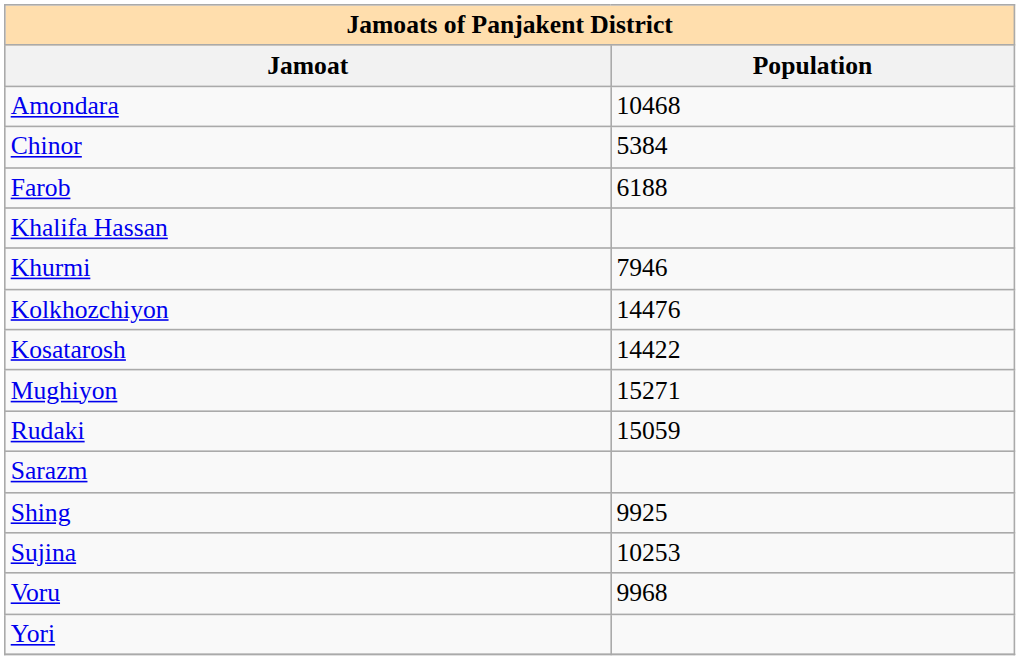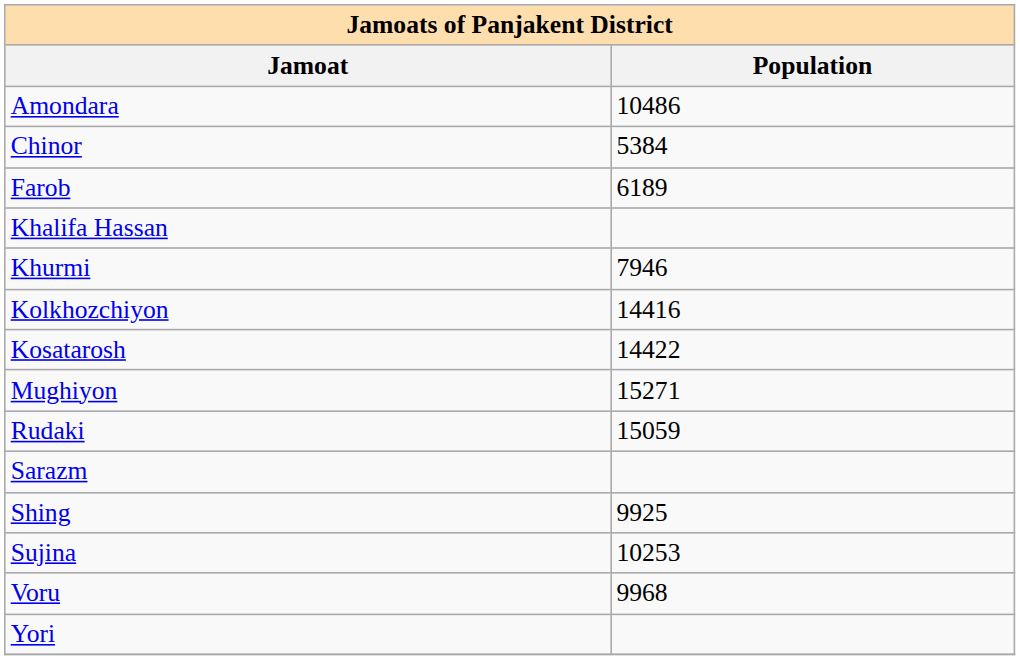(648, 106) 10468 -> (648, 106) 10486
(642, 187) 6188 -> (642, 187) 6189
(648, 308) 14476 -> (648, 308) 14416
